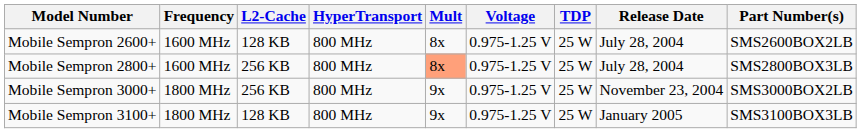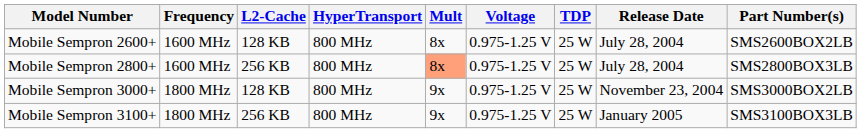(266, 90) 256 KB -> (266, 90) 128 KB
(266, 115) 128 KB -> (266, 115) 256 KB
